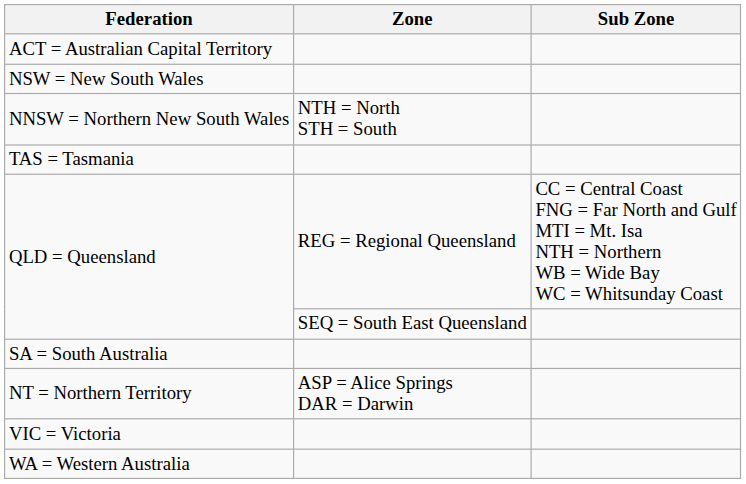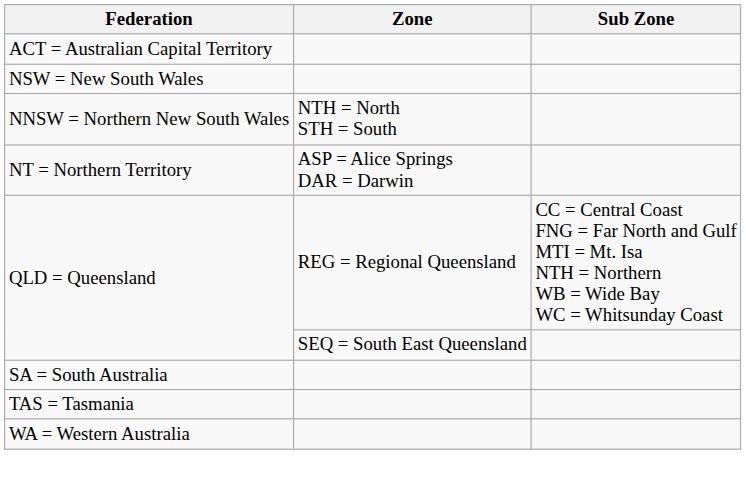rows swapped: (100, 393) <-> (71, 159)
- row: (65, 433)
